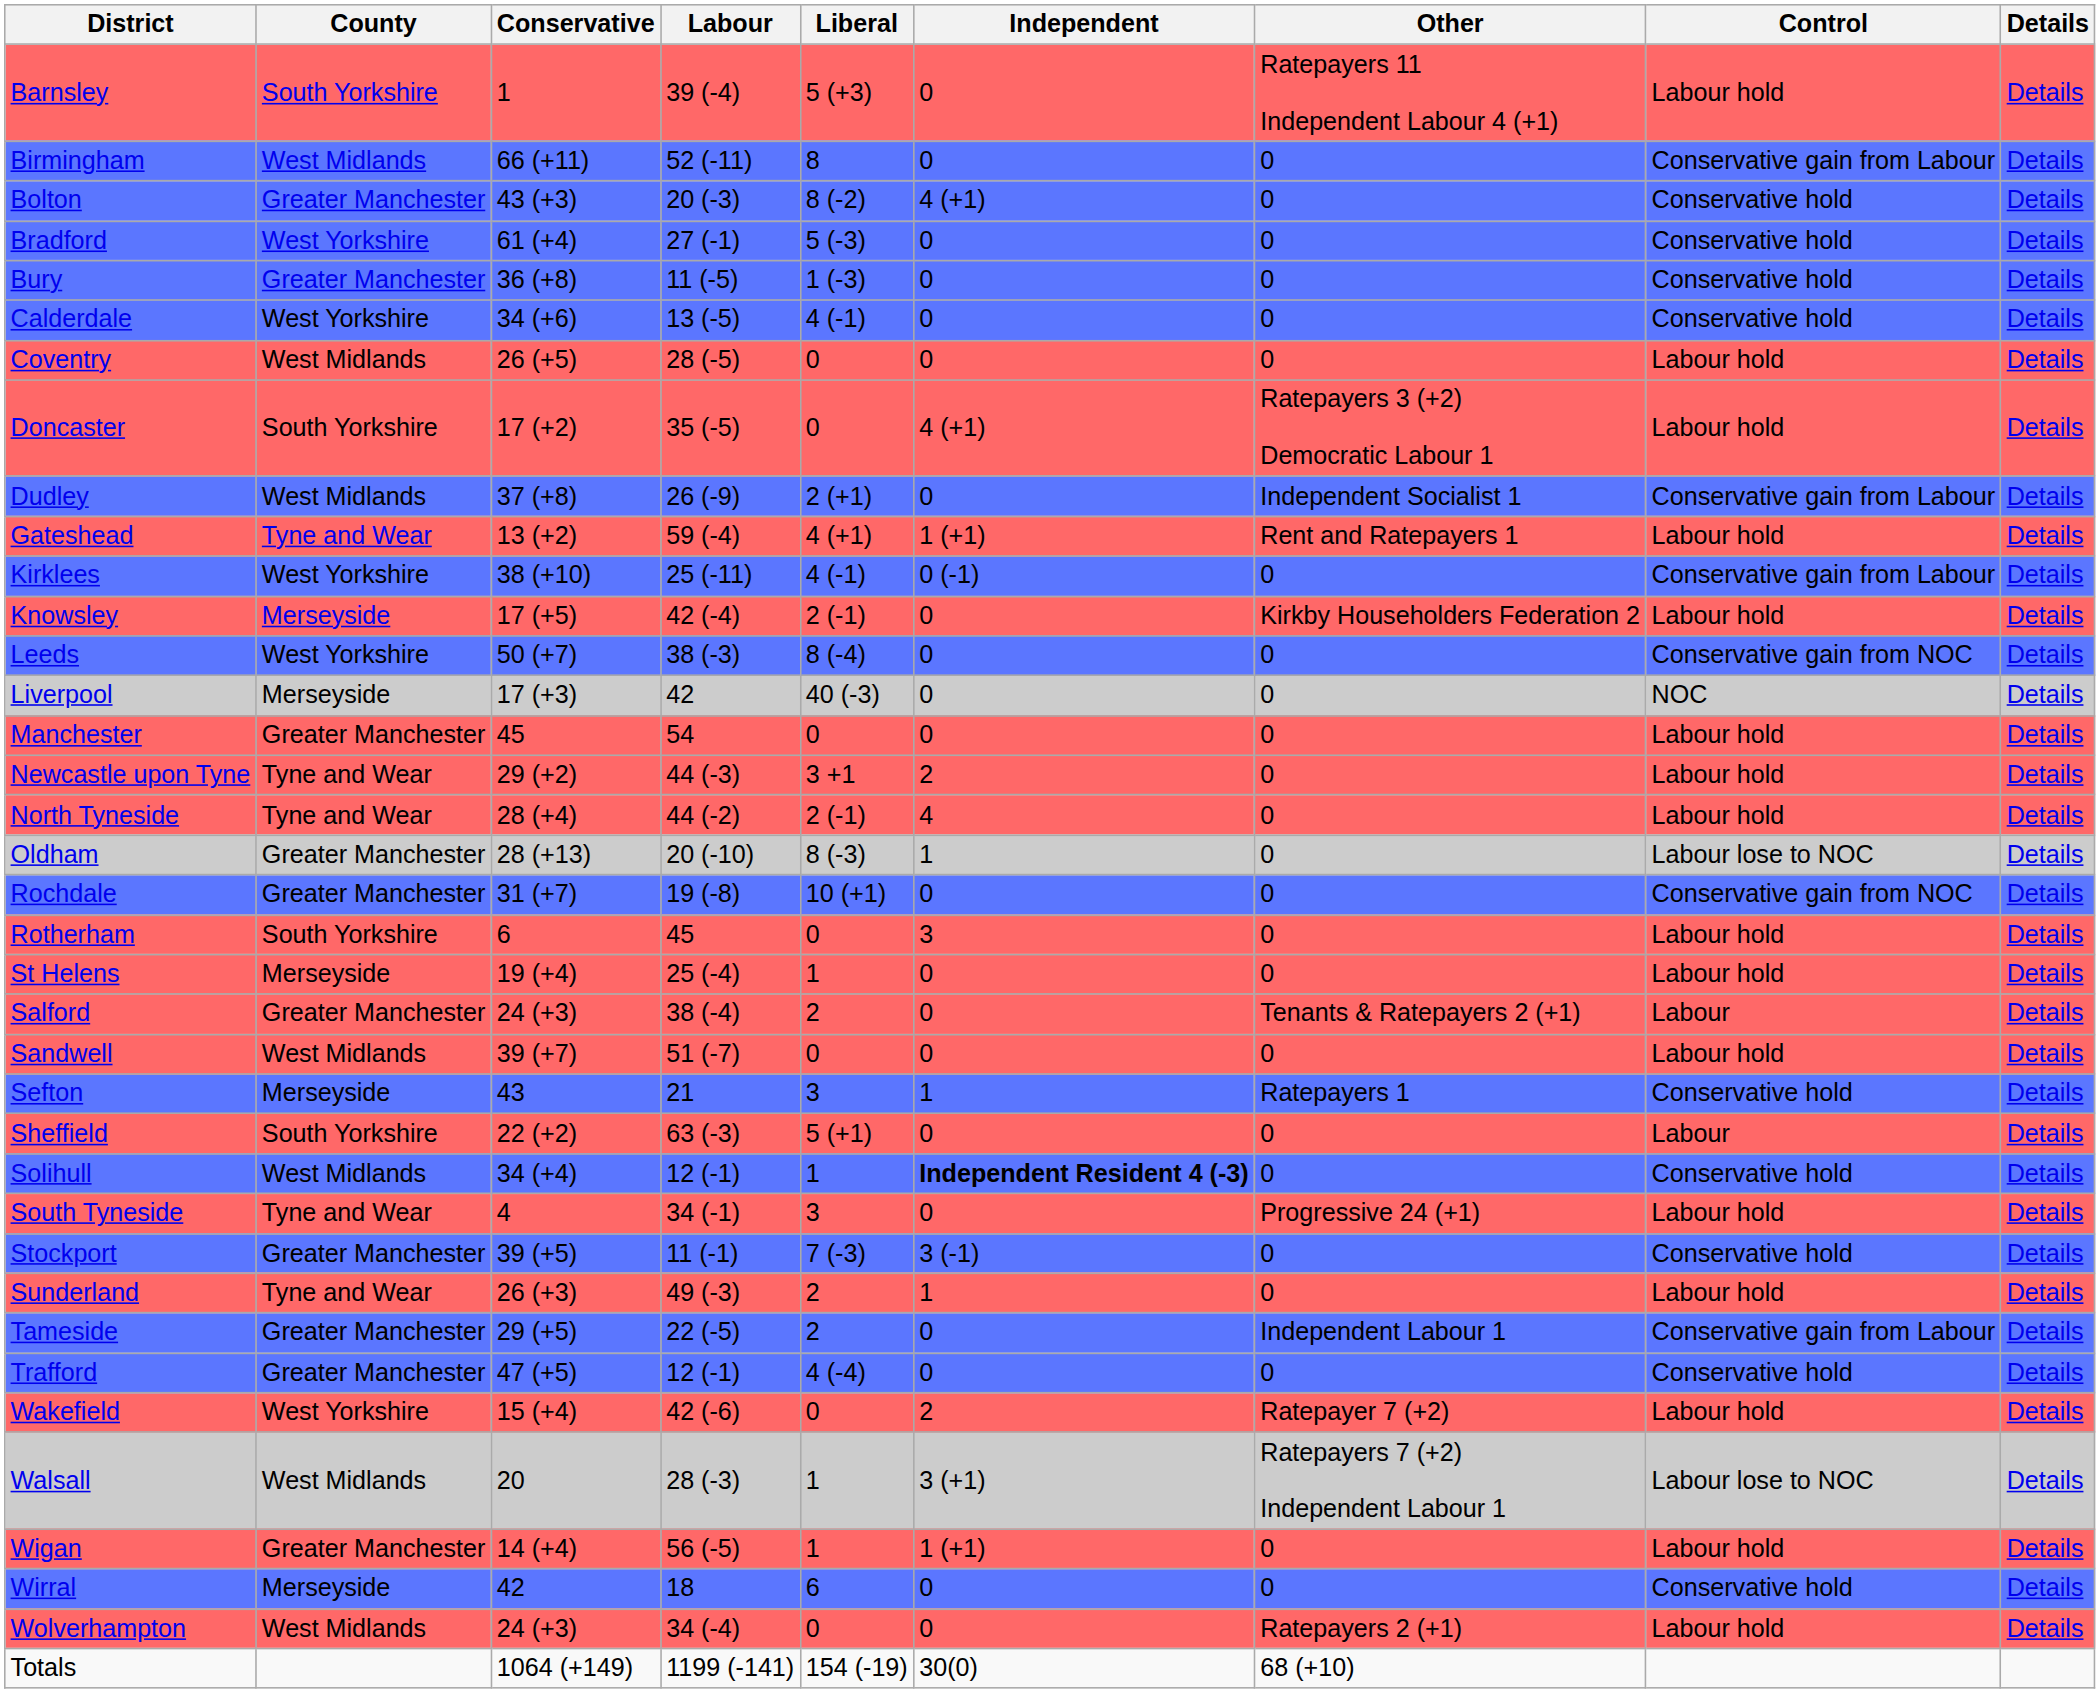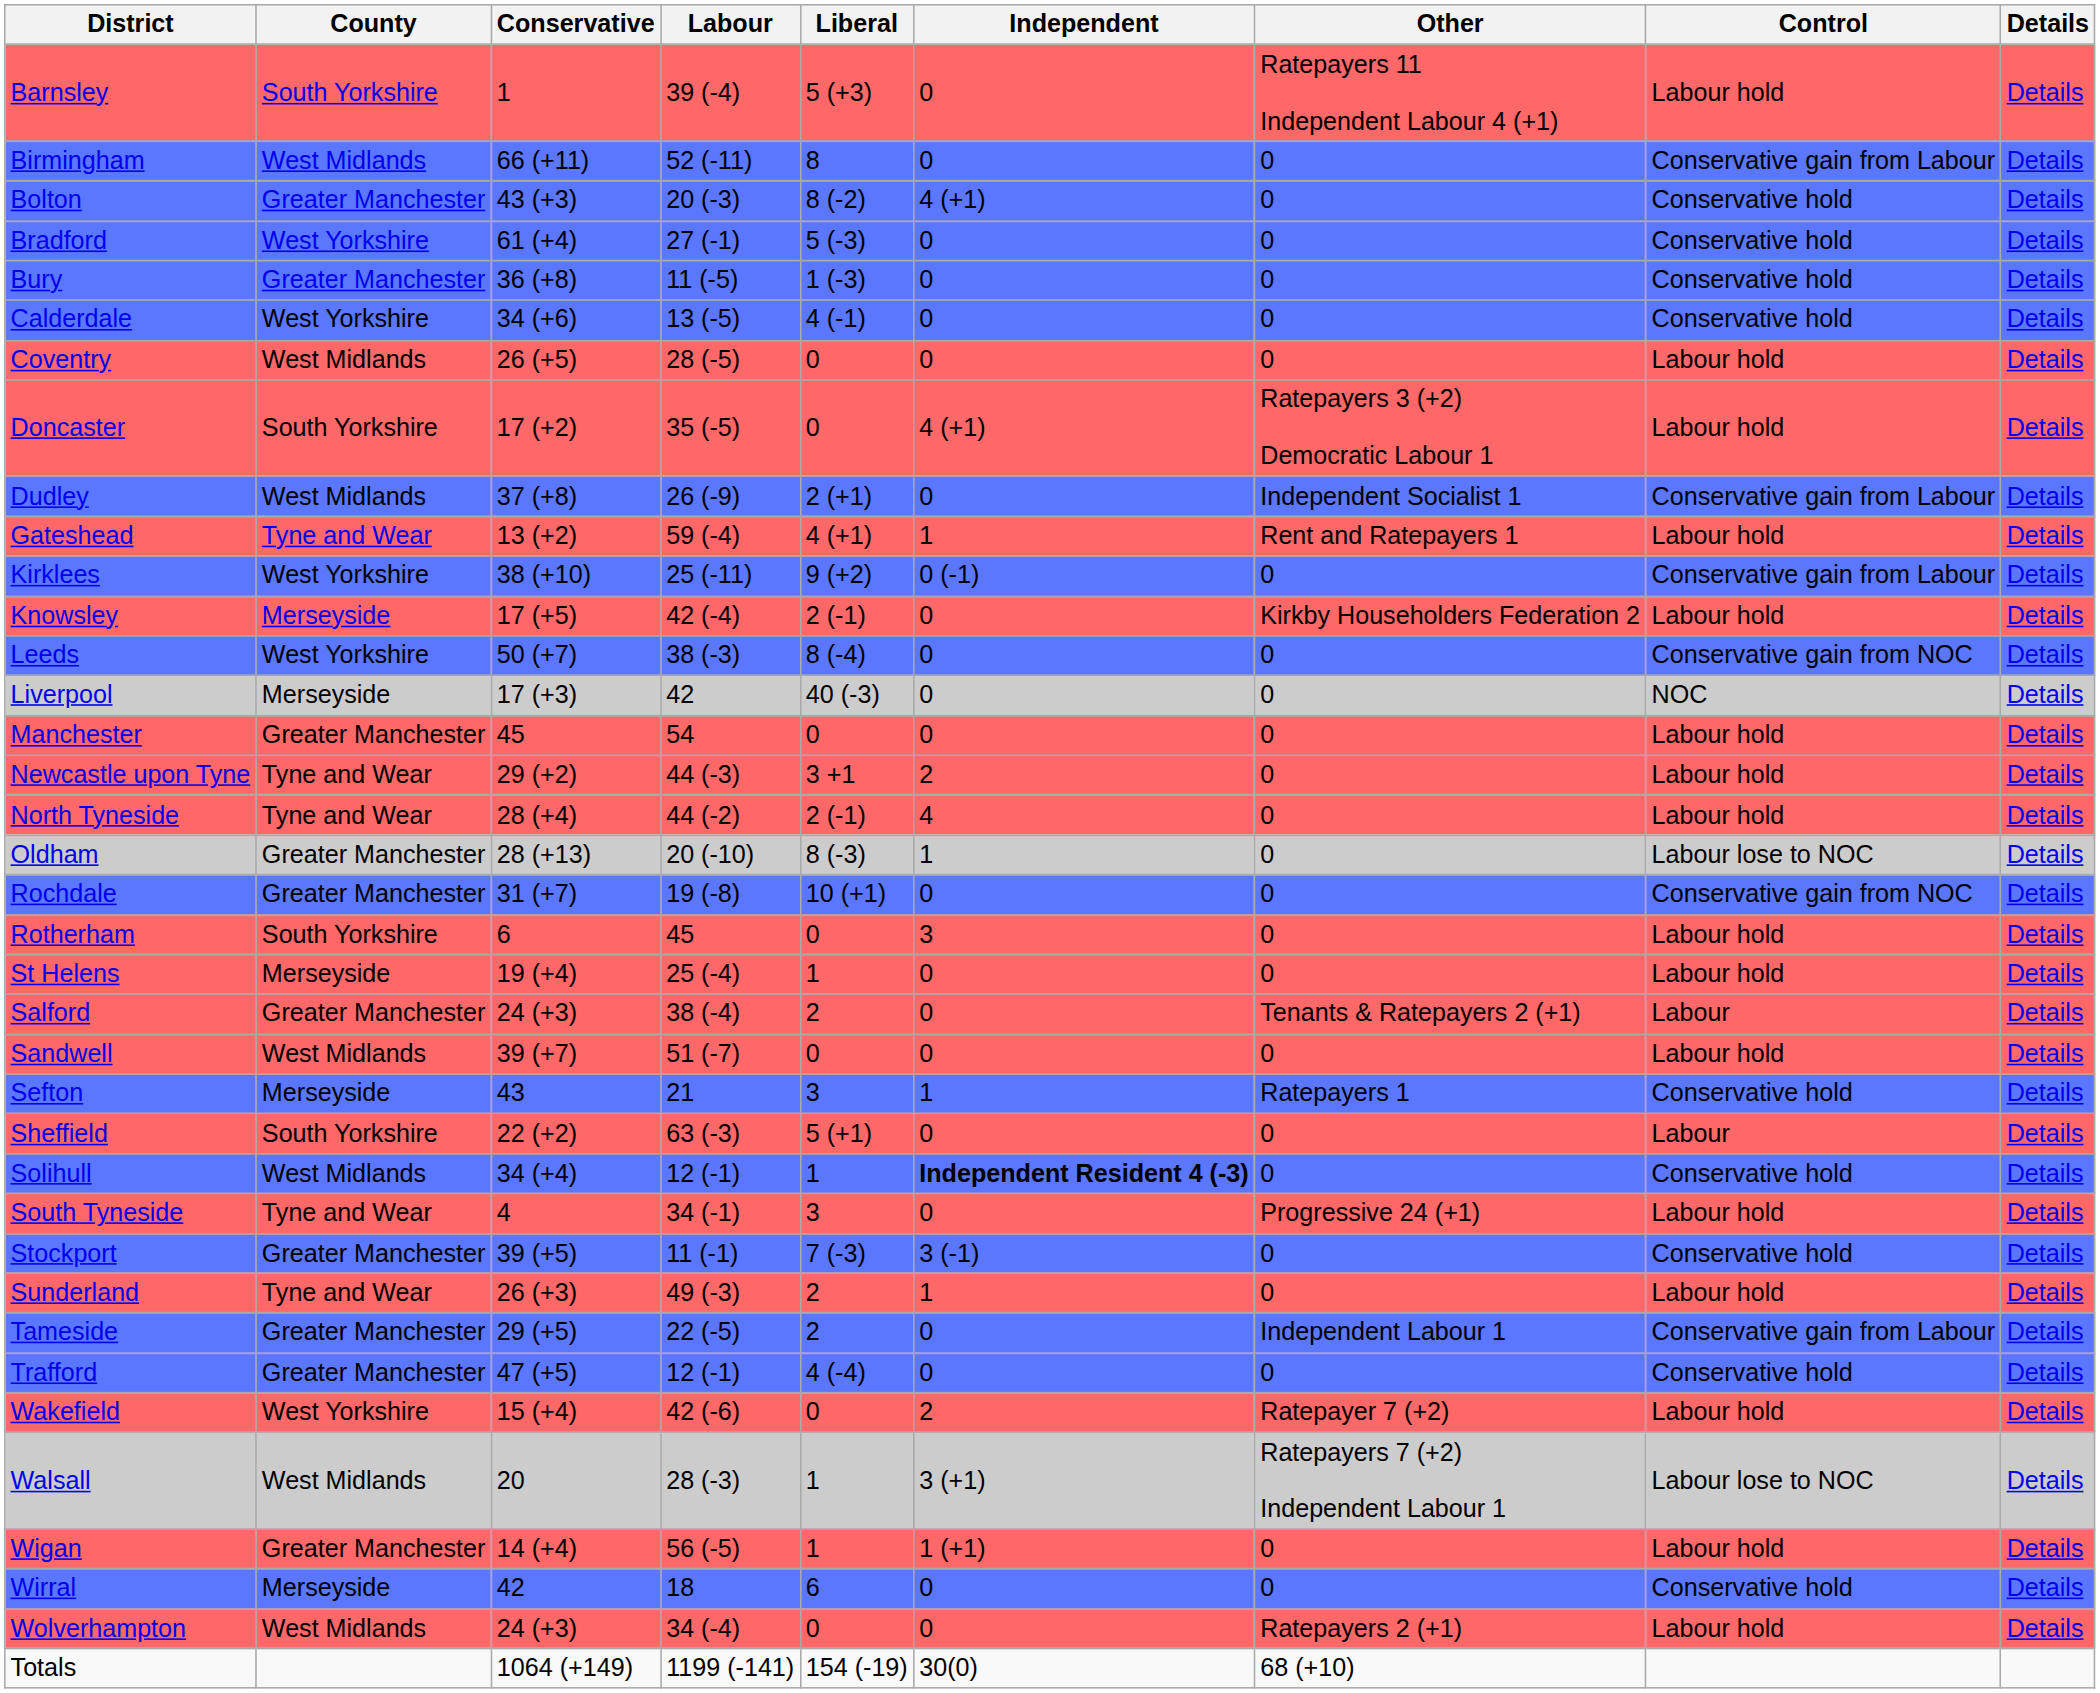(952, 535) 1 (+1) -> (926, 535) 1
(836, 575) 4 (-1) -> (839, 575) 9 (+2)
